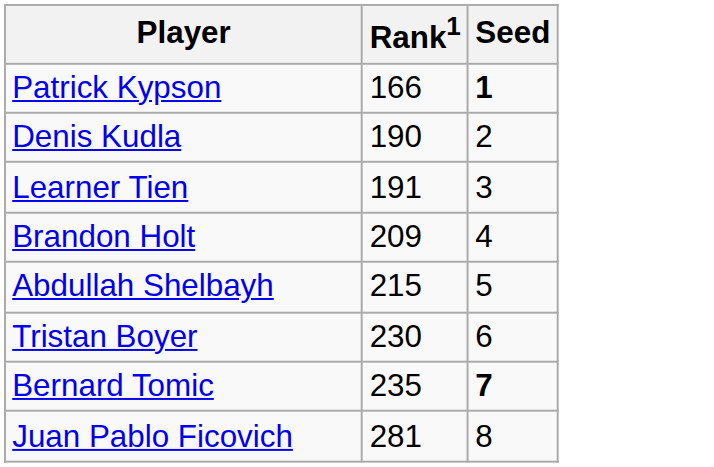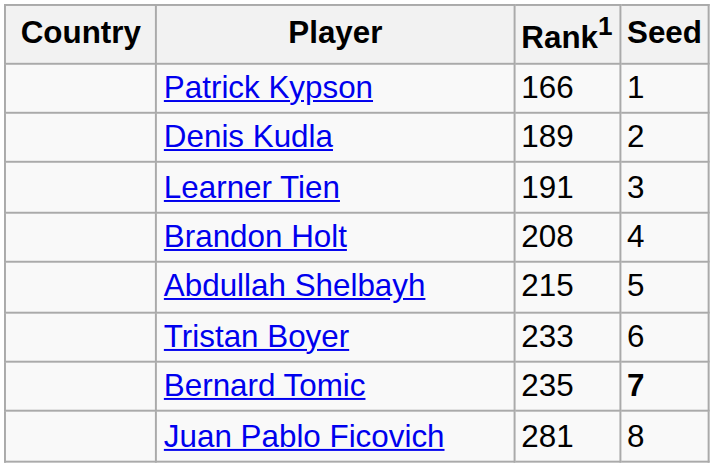+ column: (81, 33)
(484, 87) bold -> (636, 87) normal
(396, 137) 190 -> (547, 137) 189
(396, 236) 209 -> (547, 236) 208
(396, 336) 230 -> (547, 336) 233
